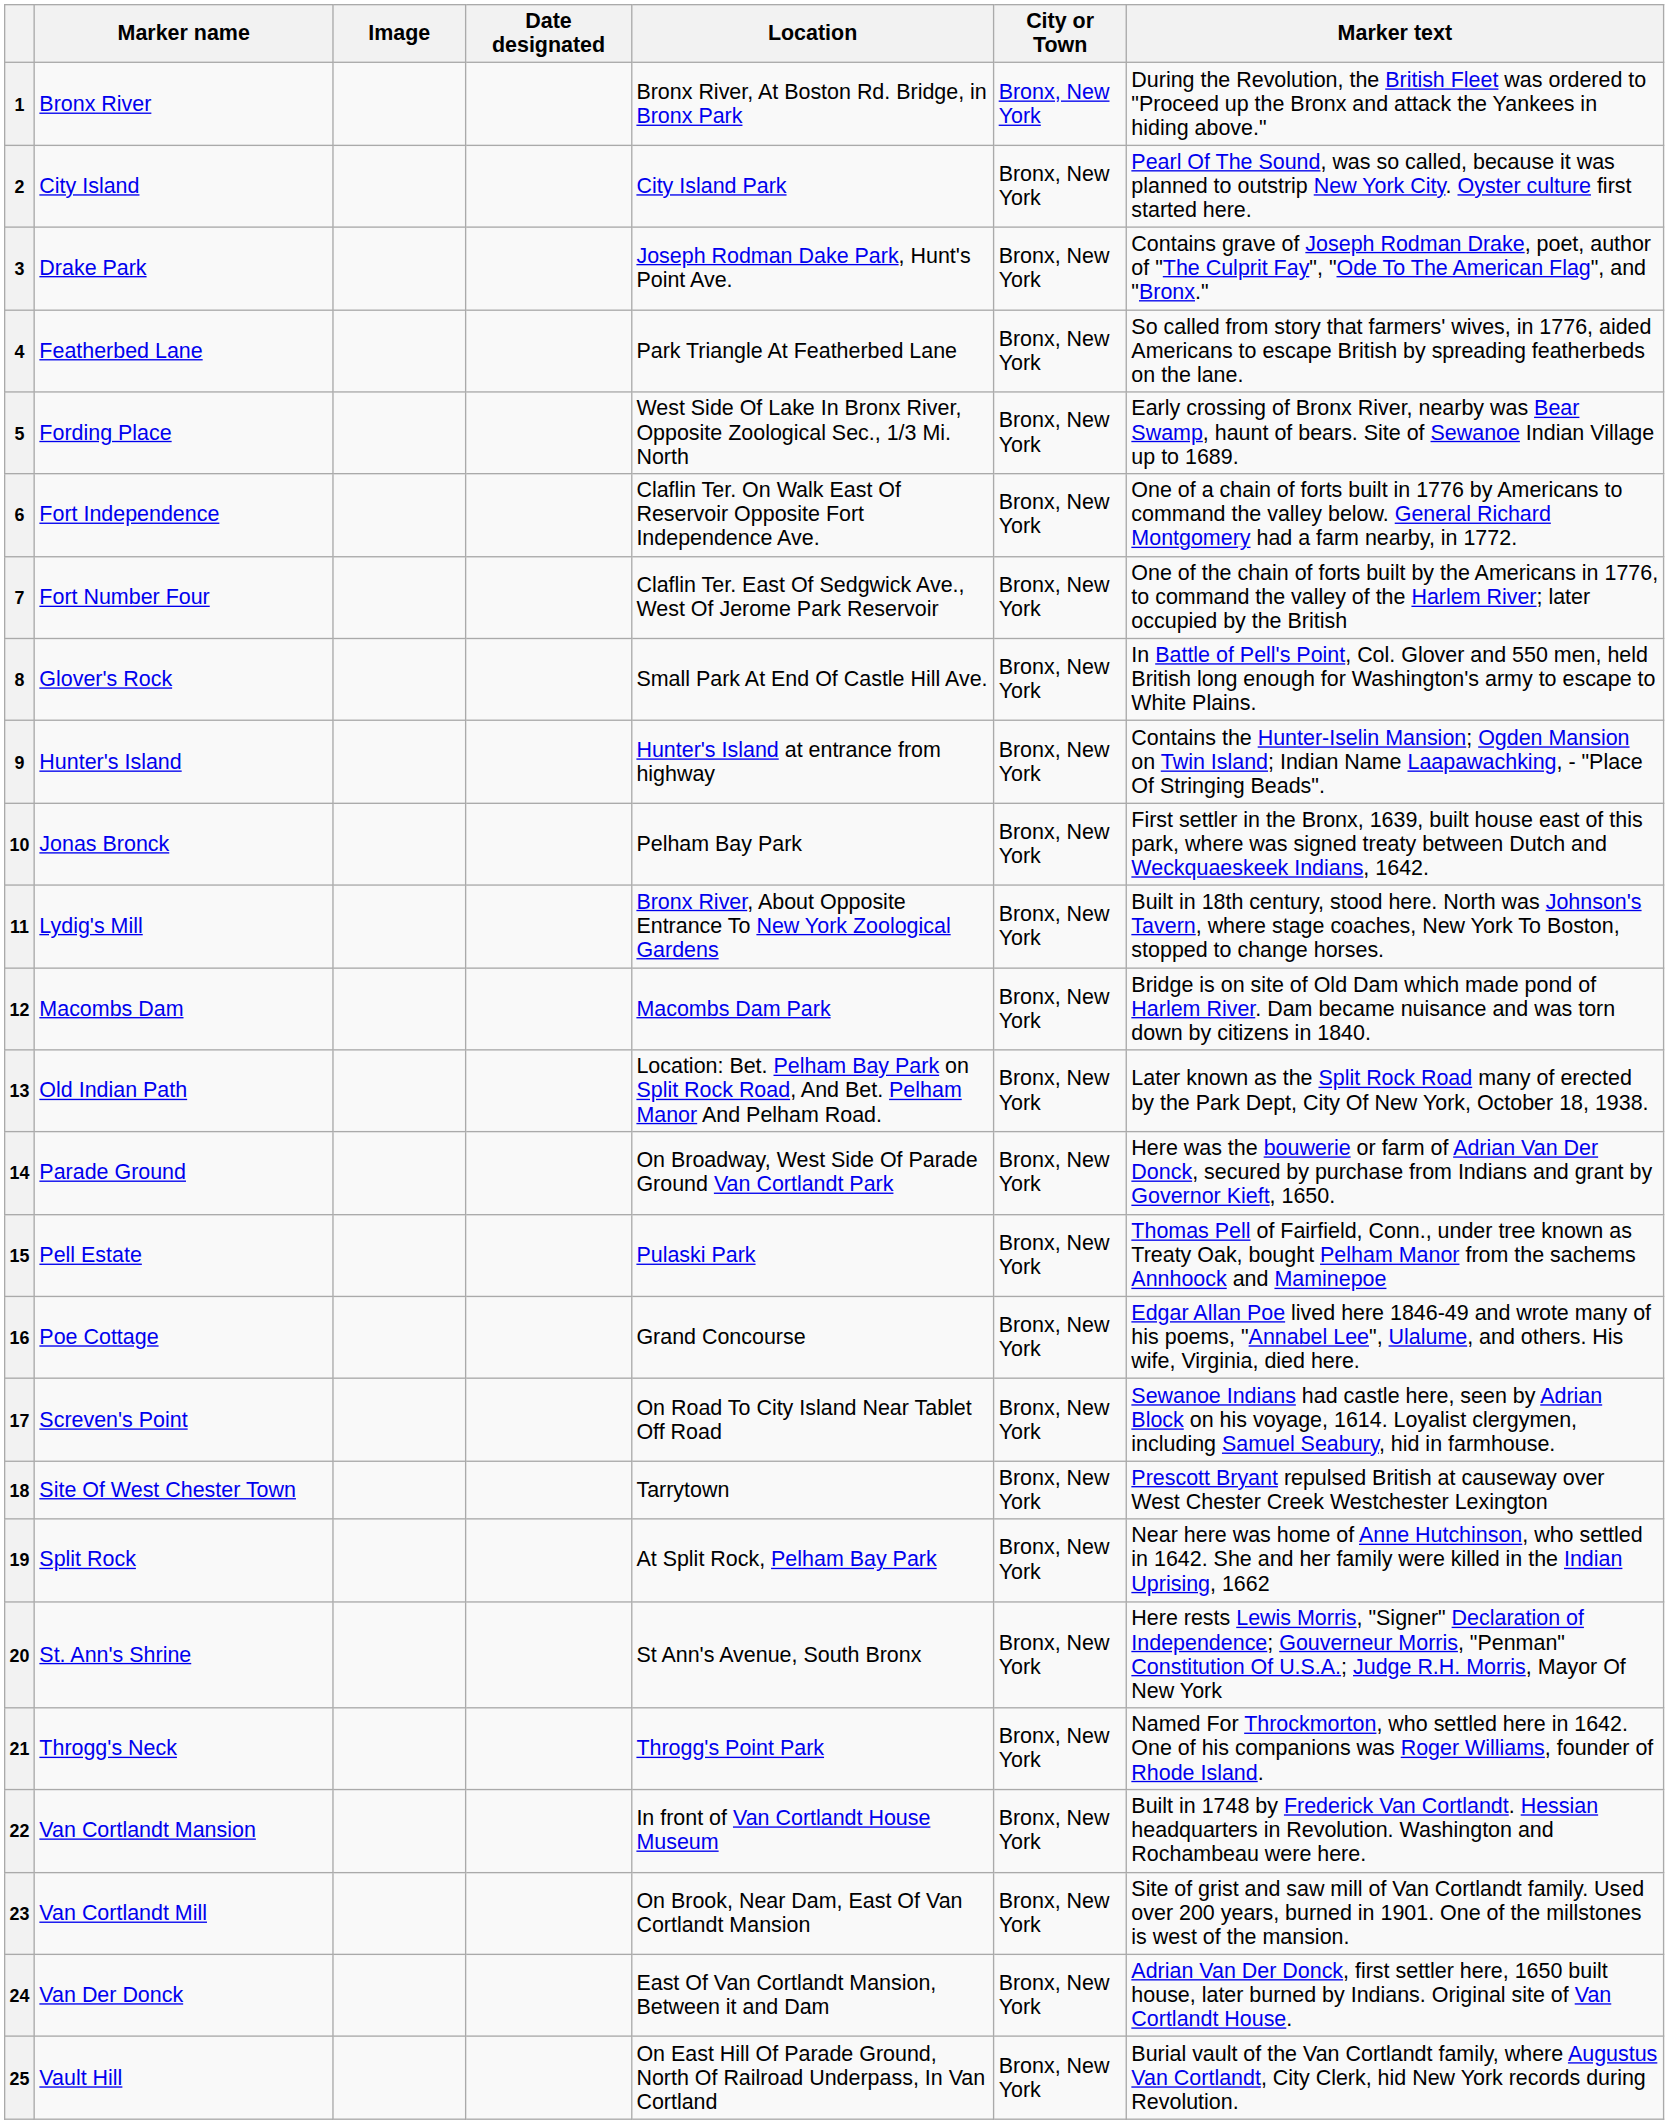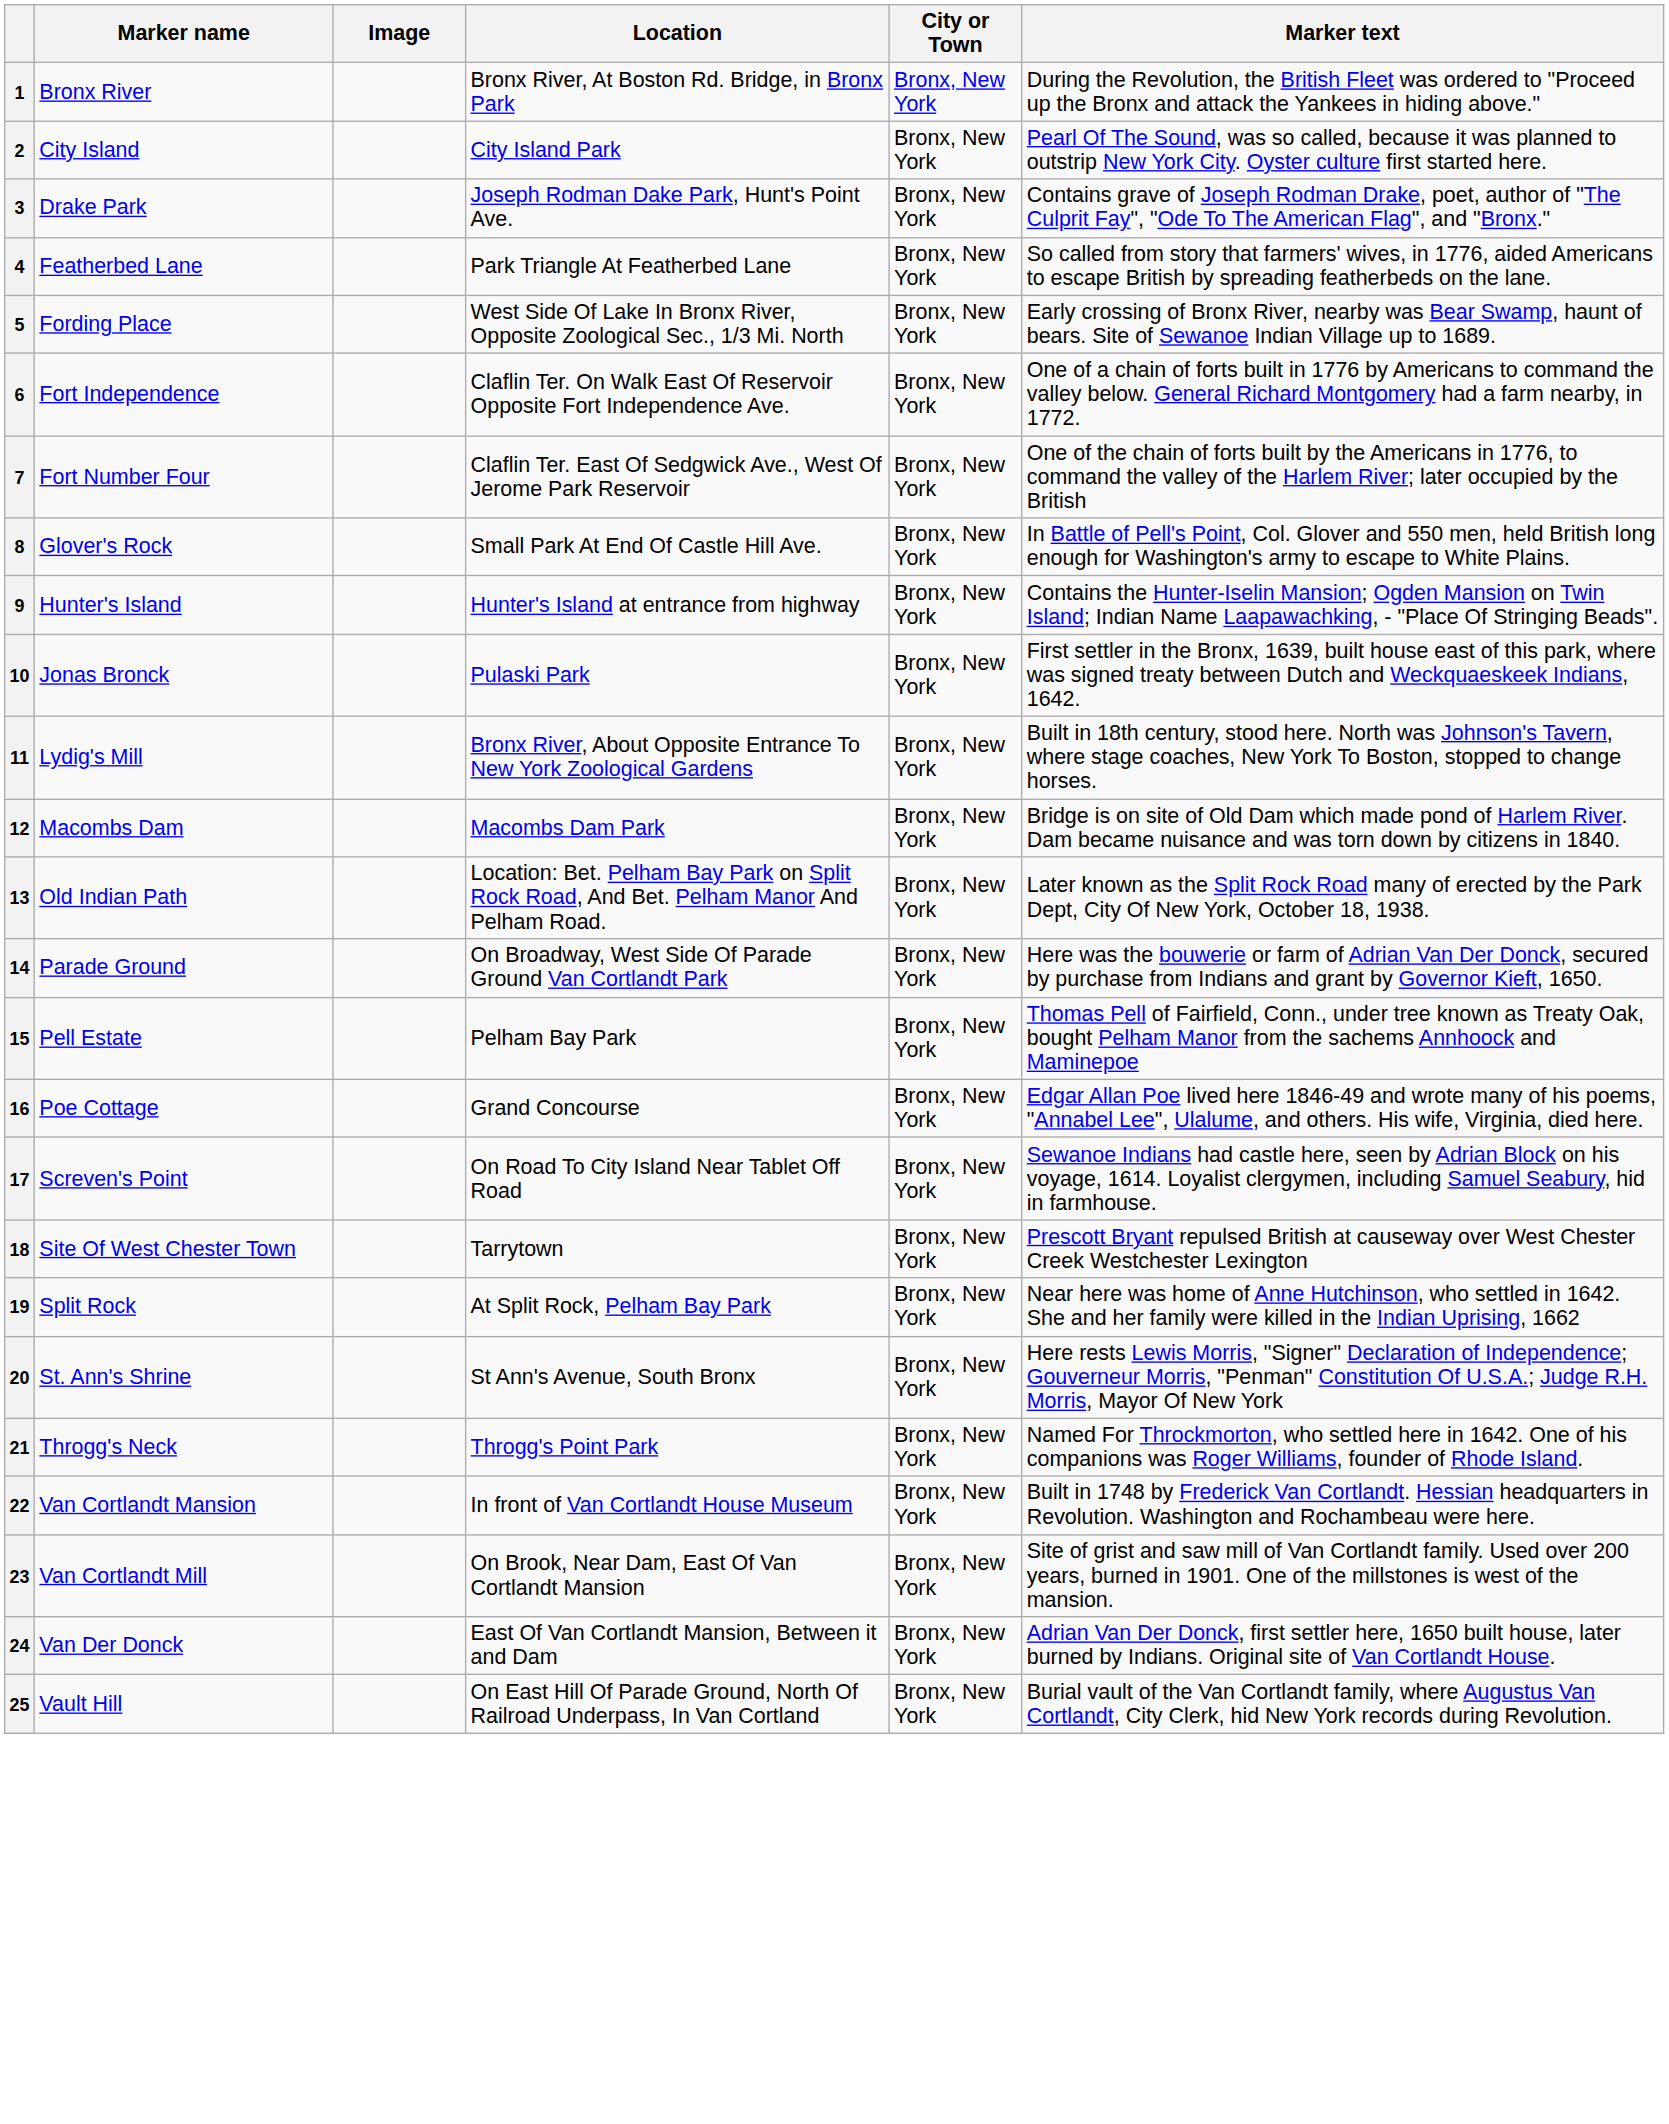- column: (549, 33)
(719, 843) Pelham Bay Park -> (530, 675) Pulaski Park
(696, 1255) Pulaski Park -> (553, 1038) Pelham Bay Park
